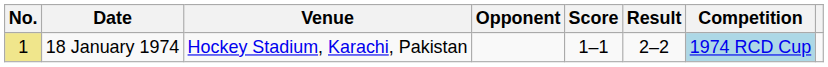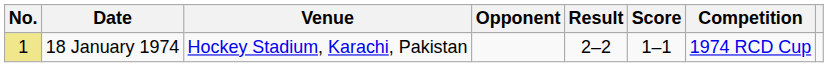columns swapped: (594, 18) <-> (654, 18)
(750, 47) lightblue background -> (750, 47) no background
